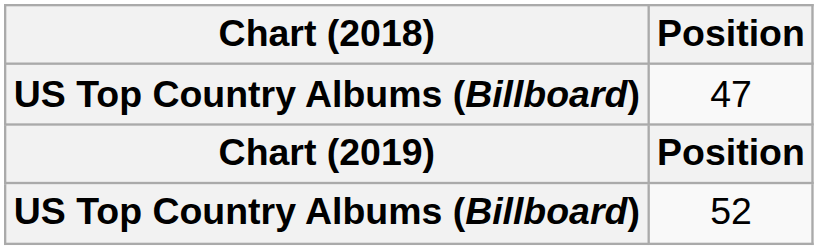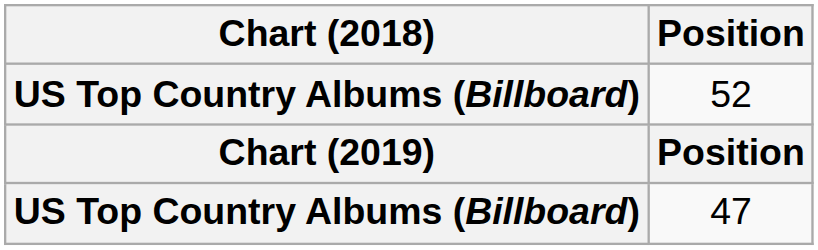rows swapped: (731, 93) <-> (731, 212)
